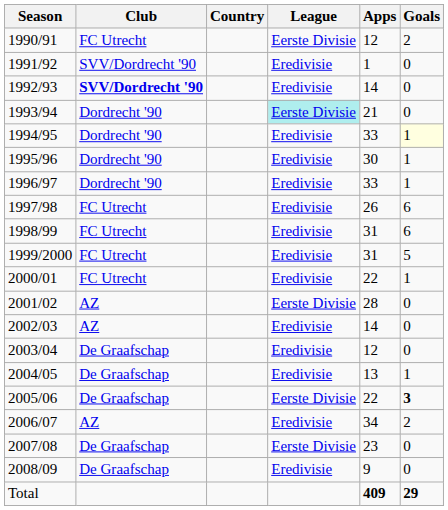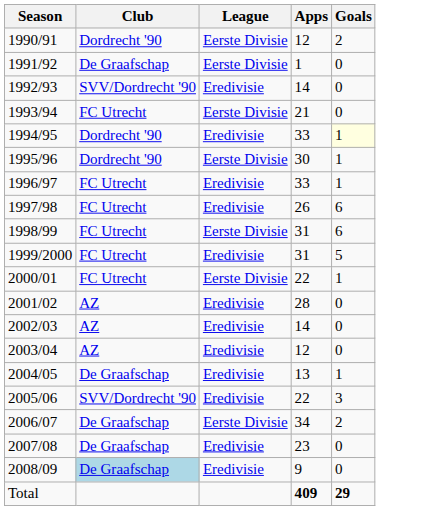- column: (237, 16)
(113, 40) FC Utrecht -> (120, 40) Dordrecht '90
(138, 64) SVV/Dordrecht '90 -> (124, 64) De Graafschap
(302, 64) Eredivisie -> (245, 64) Eerste Divisie
(141, 87) bold -> (138, 87) normal
(120, 111) Dordrecht '90 -> (113, 111) FC Utrecht
(314, 111) paleturquoise background -> (245, 111) no background
(302, 159) Eredivisie -> (245, 159) Eerste Divisie
(120, 183) Dordrecht '90 -> (113, 183) FC Utrecht
(302, 231) Eredivisie -> (245, 231) Eerste Divisie
(302, 278) Eredivisie -> (245, 278) Eerste Divisie
(314, 302) Eerste Divisie -> (233, 302) Eredivisie
(124, 350) De Graafschap -> (89, 350) AZ
(124, 398) De Graafschap -> (138, 398) SVV/Dordrecht '90
(314, 398) Eerste Divisie -> (233, 398) Eredivisie
(407, 398) bold -> (339, 398) normal
(89, 421) AZ -> (124, 421) De Graafschap
(302, 421) Eredivisie -> (245, 421) Eerste Divisie
(314, 445) Eerste Divisie -> (233, 445) Eredivisie
(124, 469) no background -> (124, 469) lightblue background
